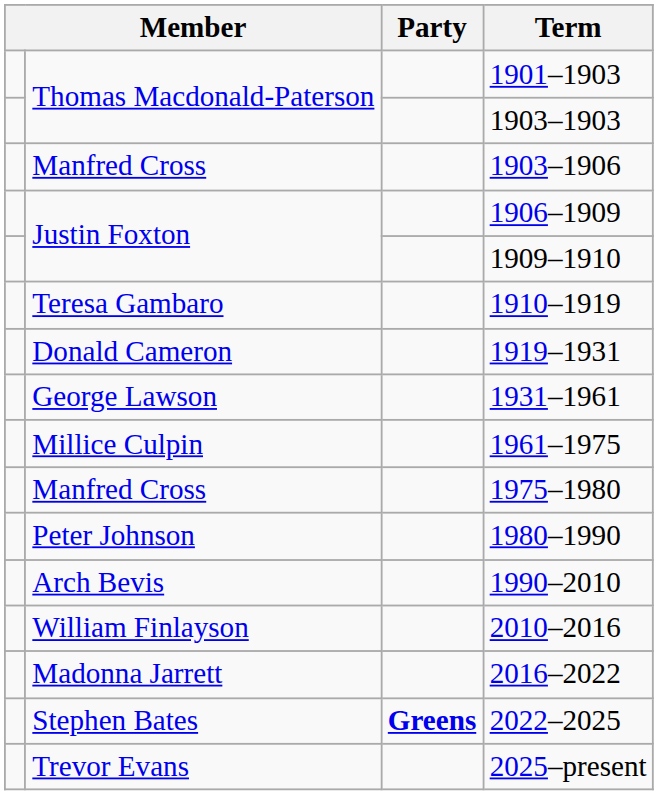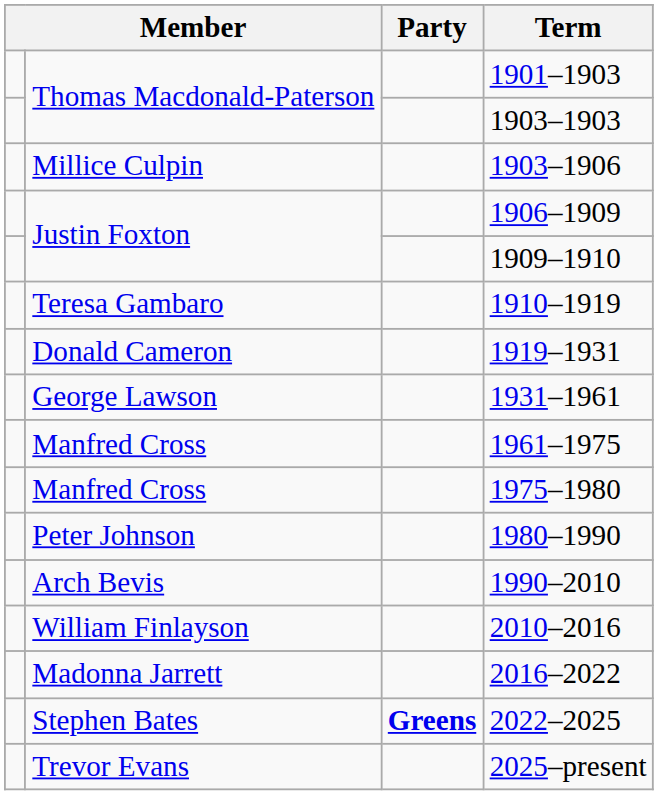(119, 166) Manfred Cross -> (118, 166) Millice Culpin
(118, 443) Millice Culpin -> (119, 443) Manfred Cross
